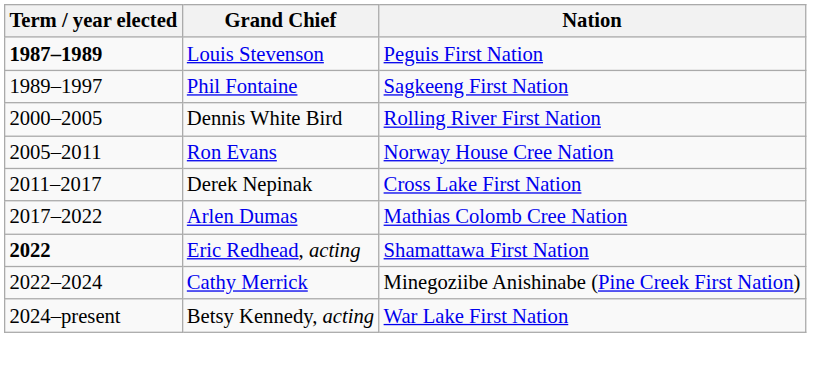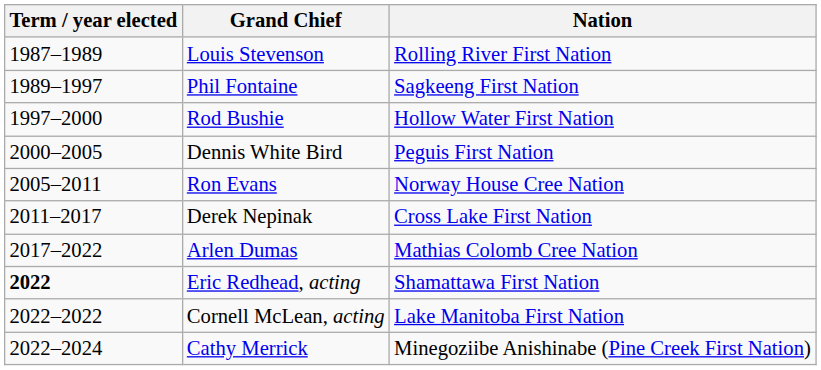(56, 53) bold -> (56, 53) normal
(463, 53) Peguis First Nation -> (503, 53) Rolling River First Nation
+ row: (235, 119)
(492, 119) Rolling River First Nation -> (474, 151) Peguis First Nation
+ row: (286, 315)
- row: (280, 315)
